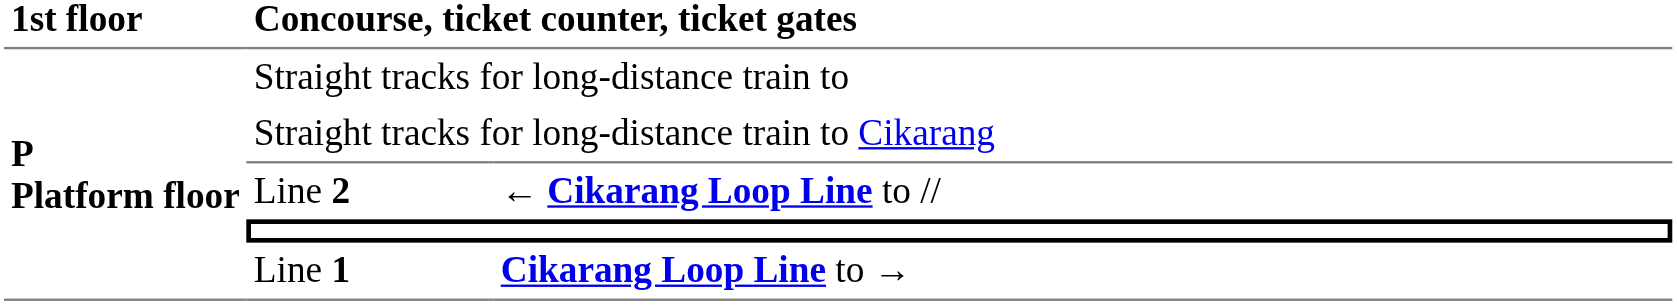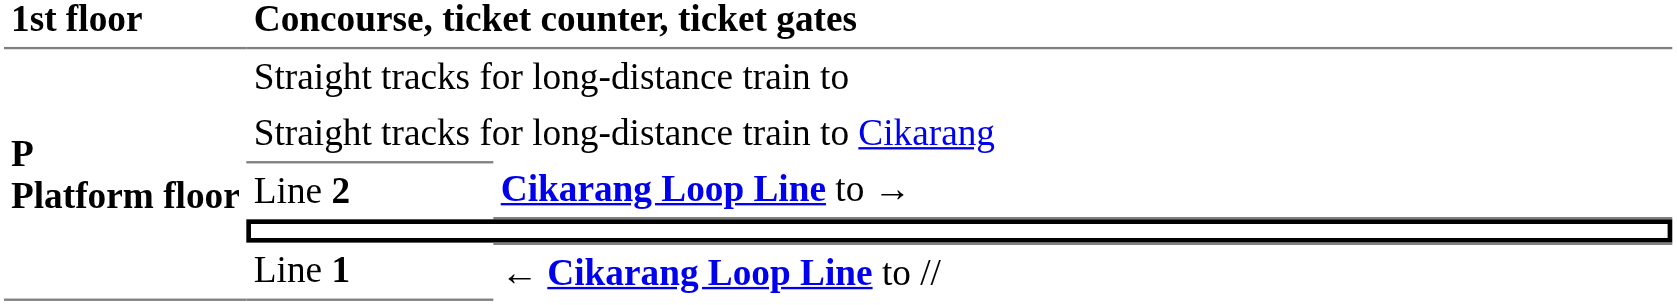(721, 190) ← Cikarang Loop Line to // -> (706, 188) Cikarang Loop Line to →
(706, 269) Cikarang Loop Line to → -> (721, 272) ← Cikarang Loop Line to //
